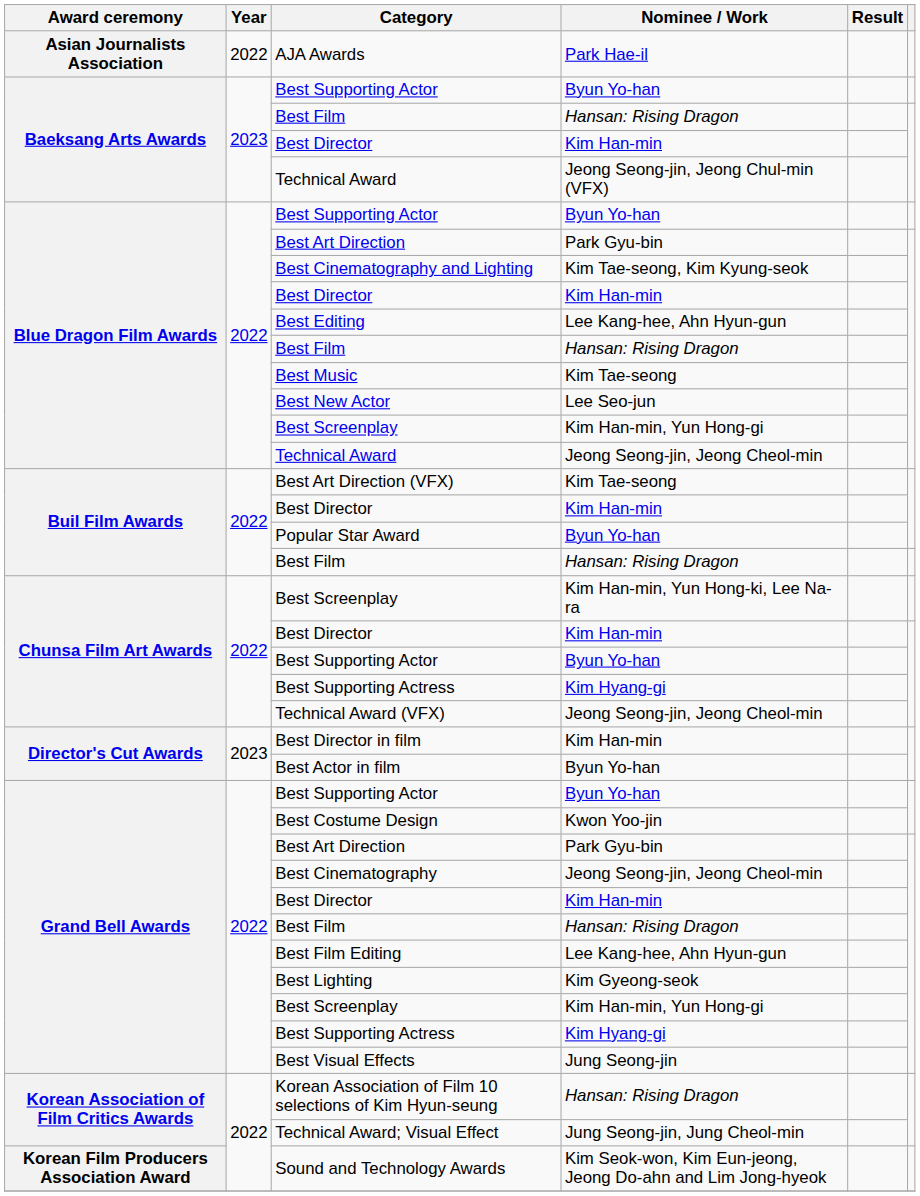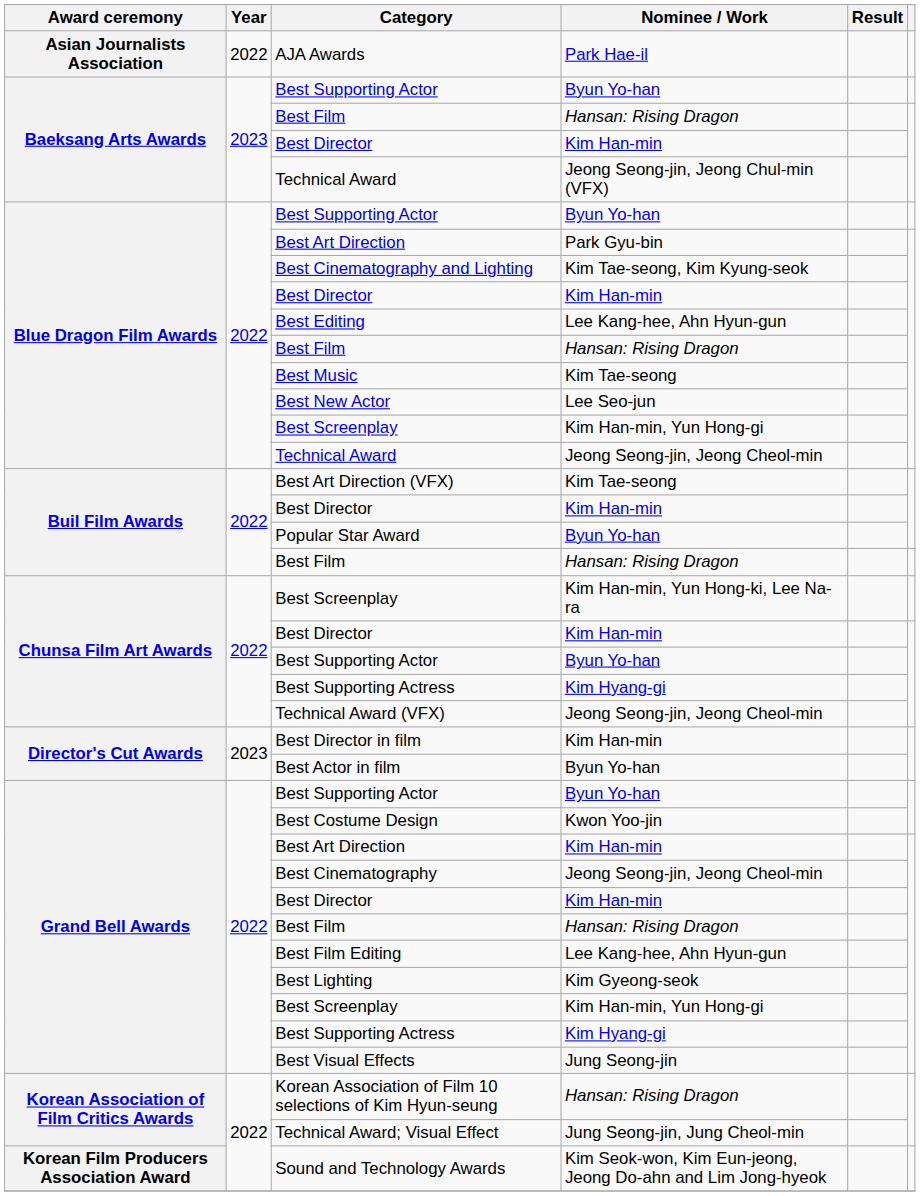(614, 847) Park Gyu-bin -> (613, 847) Kim Han-min
